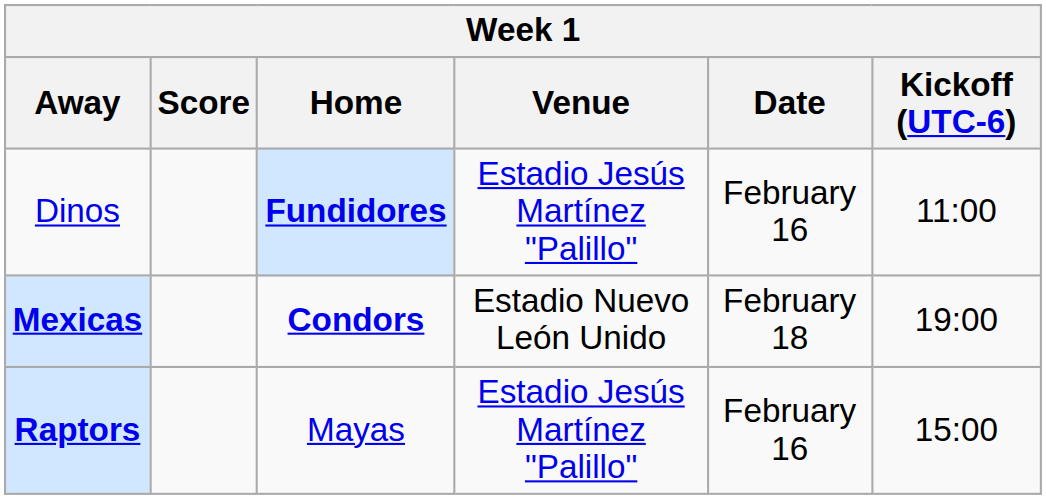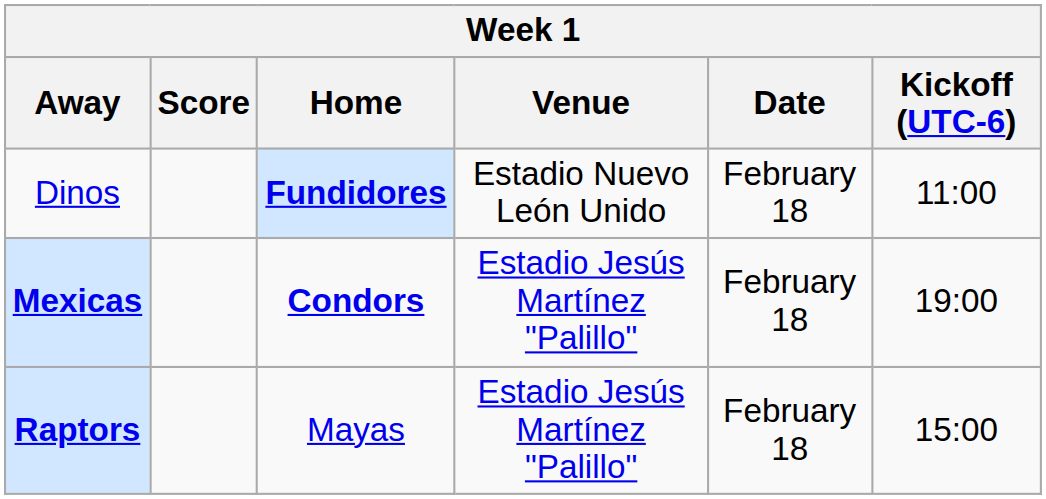(581, 211) Estadio Jesús Martínez "Palillo" -> (581, 192) Estadio Nuevo León Unido
(790, 211) February 16 -> (790, 192) February 18
(581, 320) Estadio Nuevo León Unido -> (581, 301) Estadio Jesús Martínez "Palillo"
(790, 429) February 16 -> (790, 429) February 18
